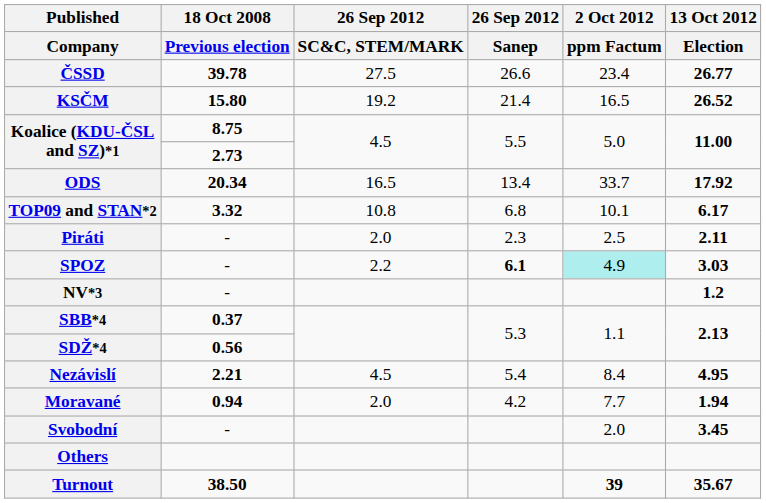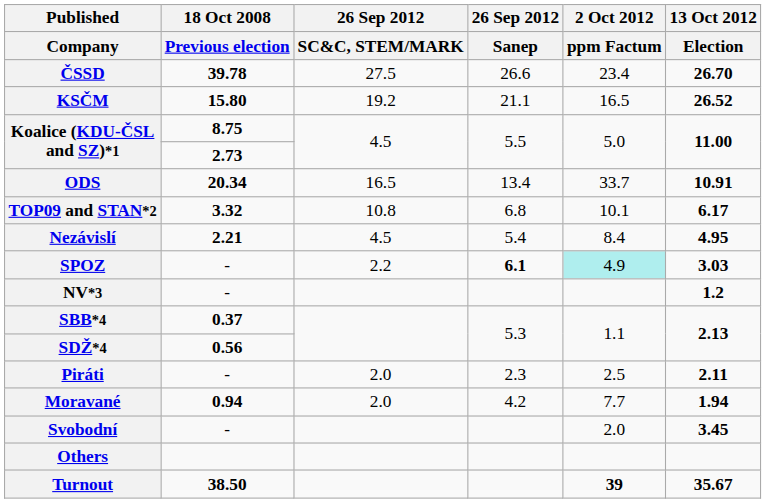(713, 73) 26.77 -> (713, 73) 26.70
(515, 100) 21.4 -> (515, 100) 21.1
(713, 182) 17.92 -> (713, 182) 10.91
rows swapped: (83, 374) <-> (83, 237)
